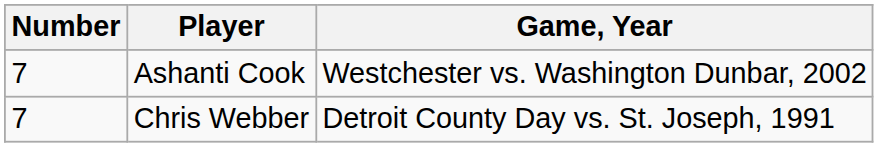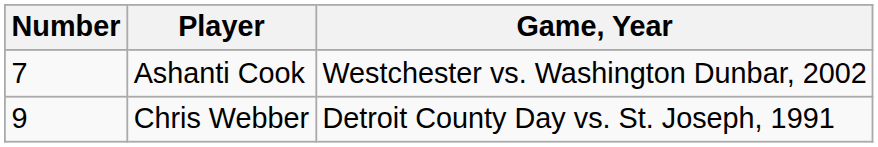(20, 118) 7 -> (20, 118) 9
